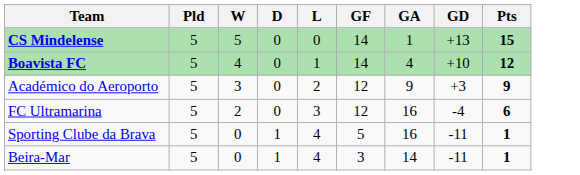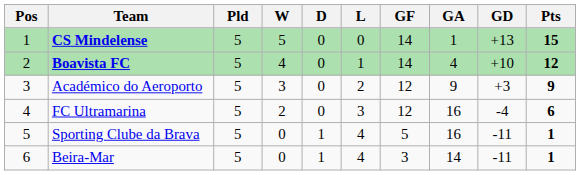+ column: (26, 16)
